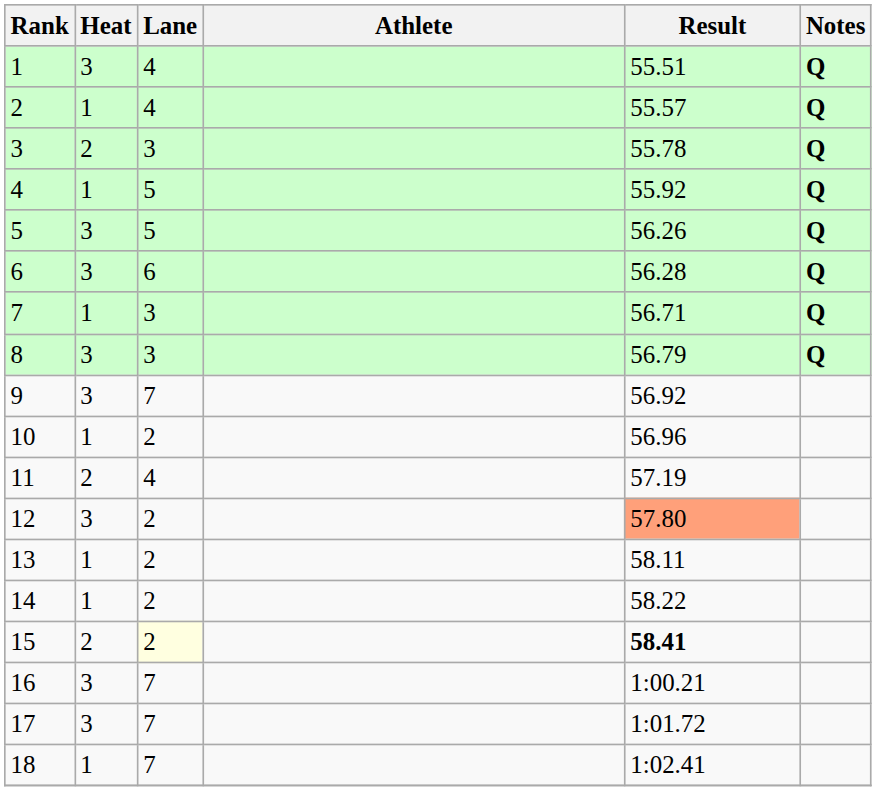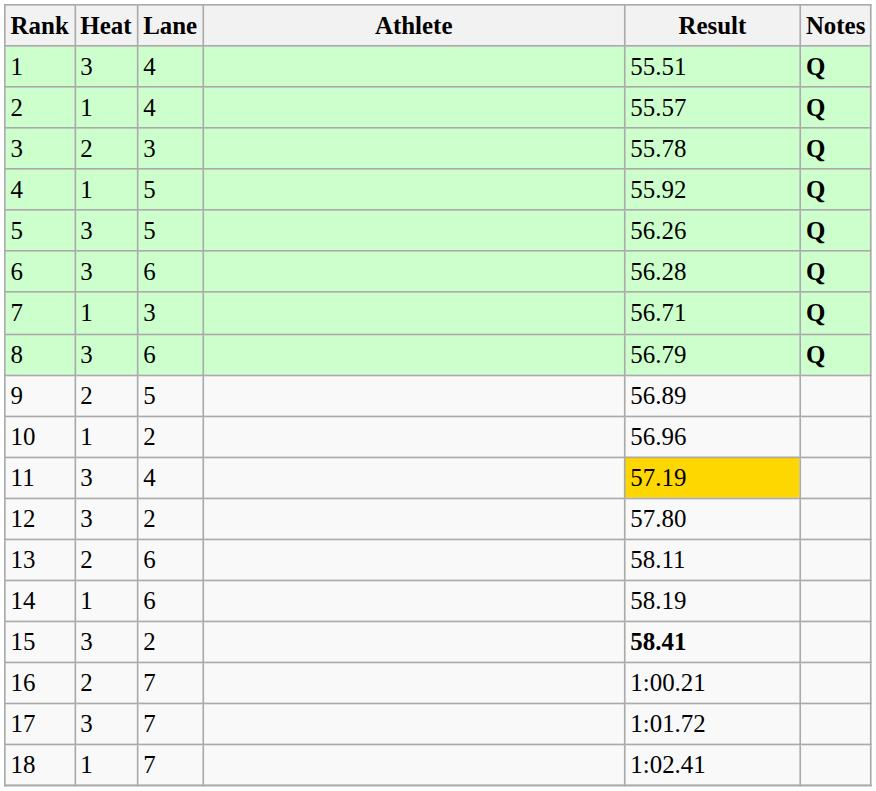(149, 354) 3 -> (149, 354) 6
(87, 395) 3 -> (87, 395) 2
(149, 395) 7 -> (149, 395) 5
(658, 395) 56.92 -> (658, 395) 56.89
(87, 477) 2 -> (87, 477) 3
(658, 477) no background -> (658, 477) gold background
(658, 518) lightsalmon background -> (658, 518) no background
(87, 559) 1 -> (87, 559) 2
(149, 559) 2 -> (149, 559) 6
(149, 600) 2 -> (149, 600) 6
(658, 600) 58.22 -> (658, 600) 58.19
(87, 641) 2 -> (87, 641) 3
(149, 641) lightyellow background -> (149, 641) no background
(87, 682) 3 -> (87, 682) 2
